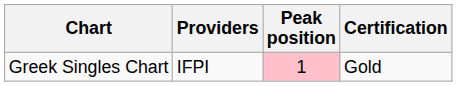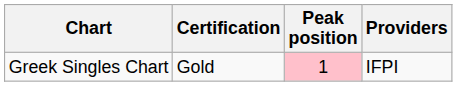columns swapped: (218, 28) <-> (396, 28)
